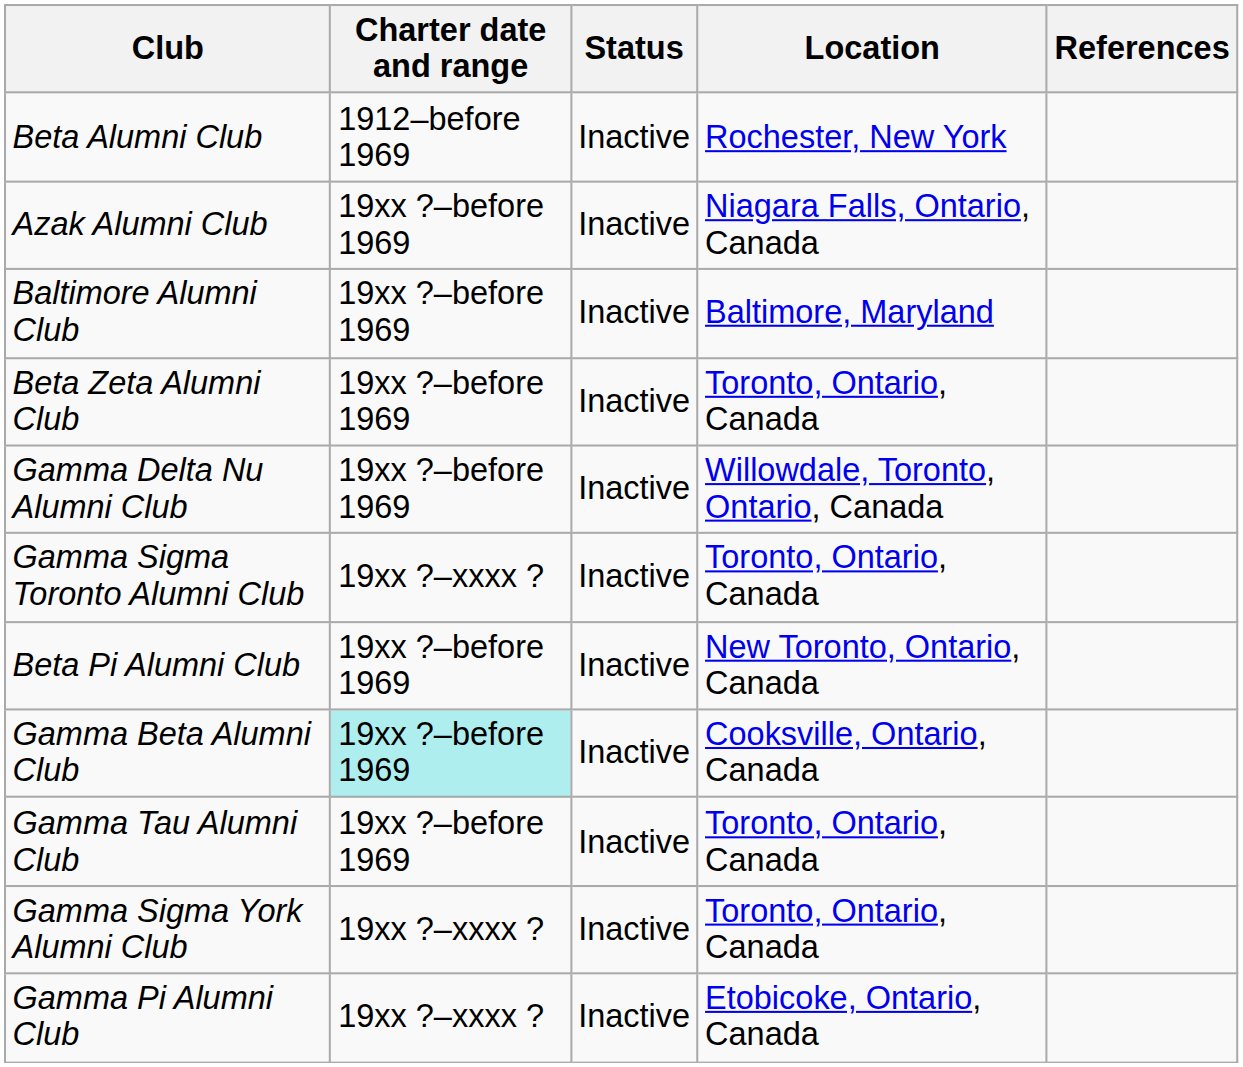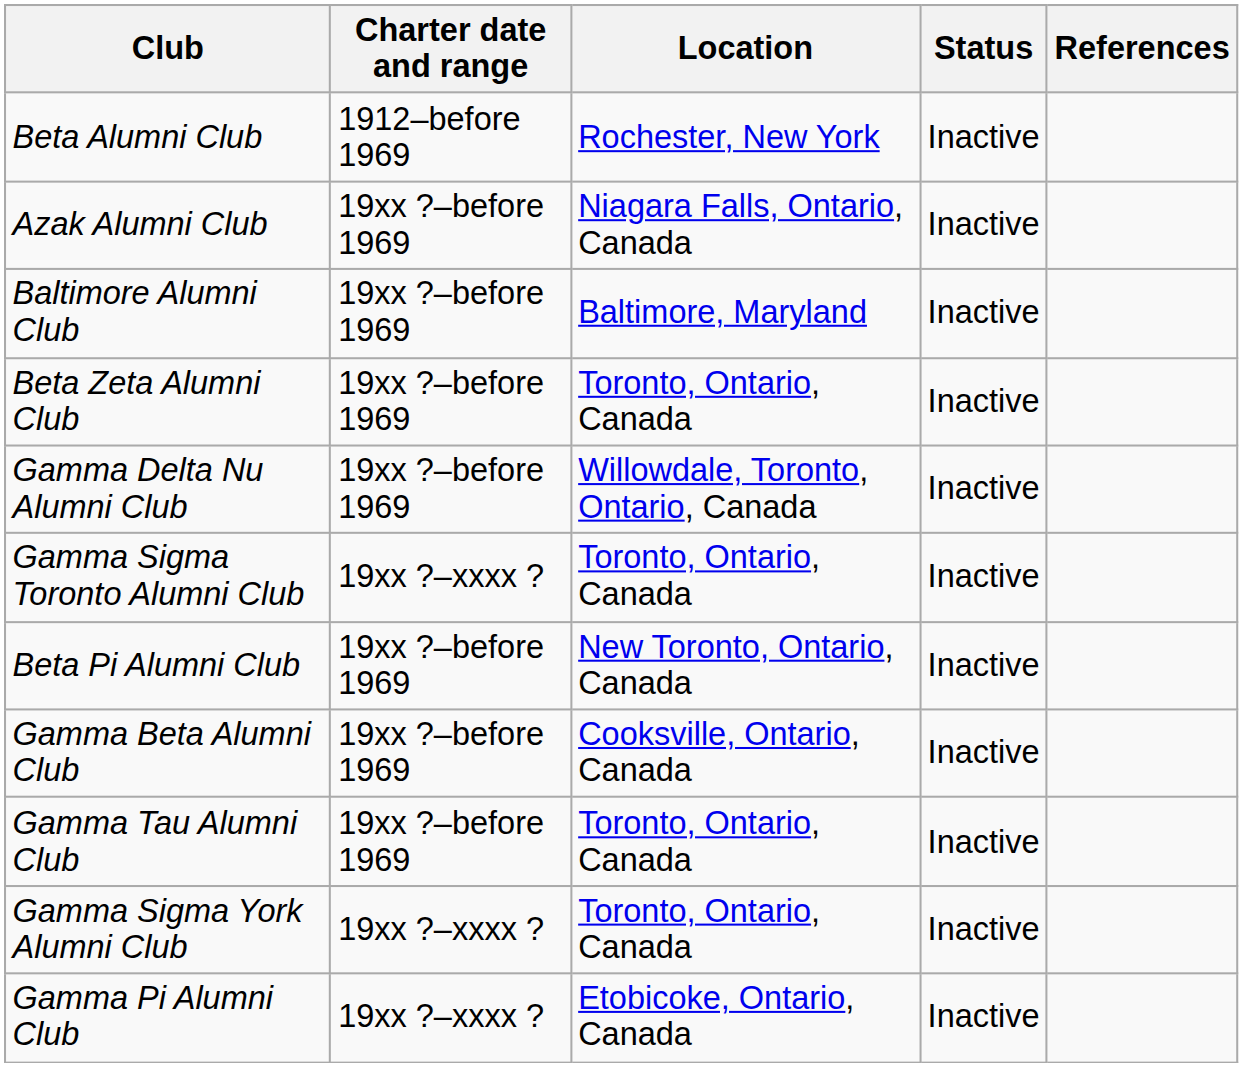columns swapped: (872, 48) <-> (634, 48)
(441, 752) paleturquoise background -> (441, 752) no background
